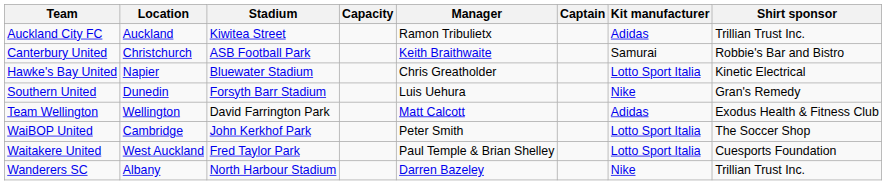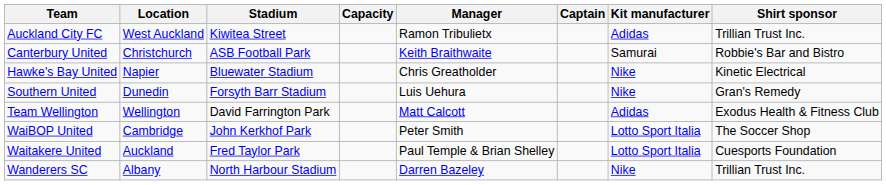(148, 33) Auckland -> (163, 33) West Auckland
(656, 72) Lotto Sport Italia -> (623, 72) Nike
(163, 151) West Auckland -> (148, 151) Auckland
